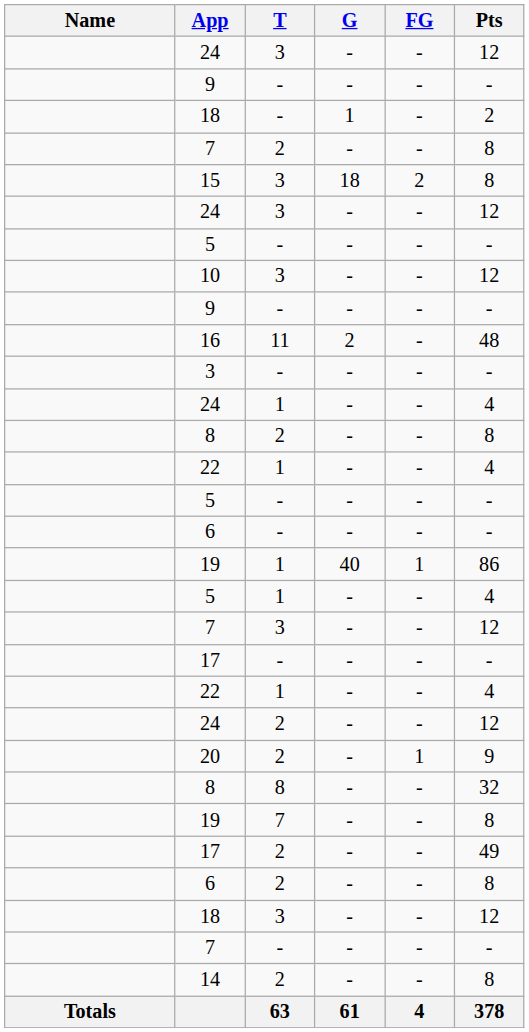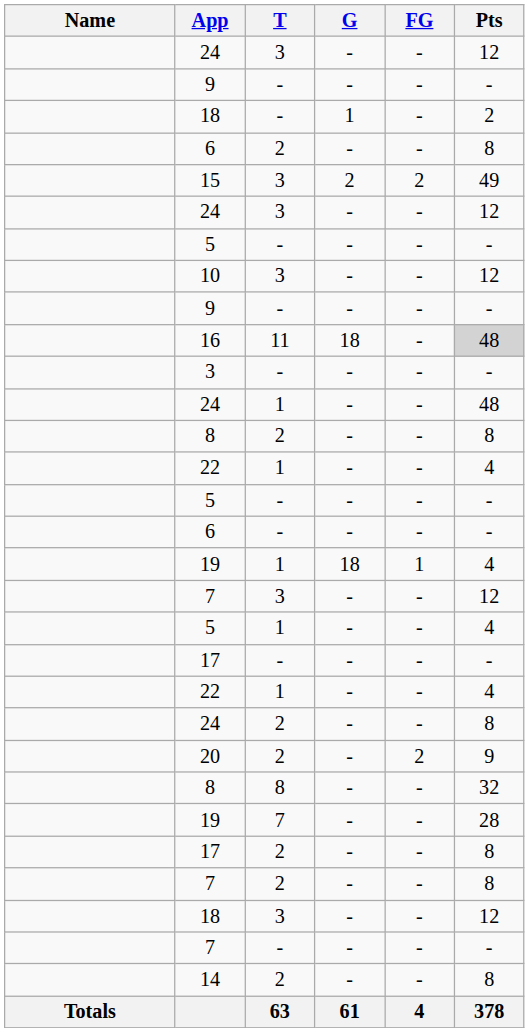rows swapped: (210, 148) <-> (210, 883)
(350, 180) 18 -> (350, 180) 2
(489, 180) 8 -> (489, 180) 49
(350, 340) 2 -> (350, 340) 18
(489, 340) no background -> (489, 340) lightgrey background
(489, 404) 4 -> (489, 404) 48
(350, 564) 40 -> (350, 564) 18
(489, 564) 86 -> (489, 564) 4
rows swapped: (210, 595) <-> (210, 627)
(489, 723) 12 -> (489, 723) 8
(419, 755) 1 -> (419, 755) 2
(489, 819) 8 -> (489, 819) 28
(489, 851) 49 -> (489, 851) 8
